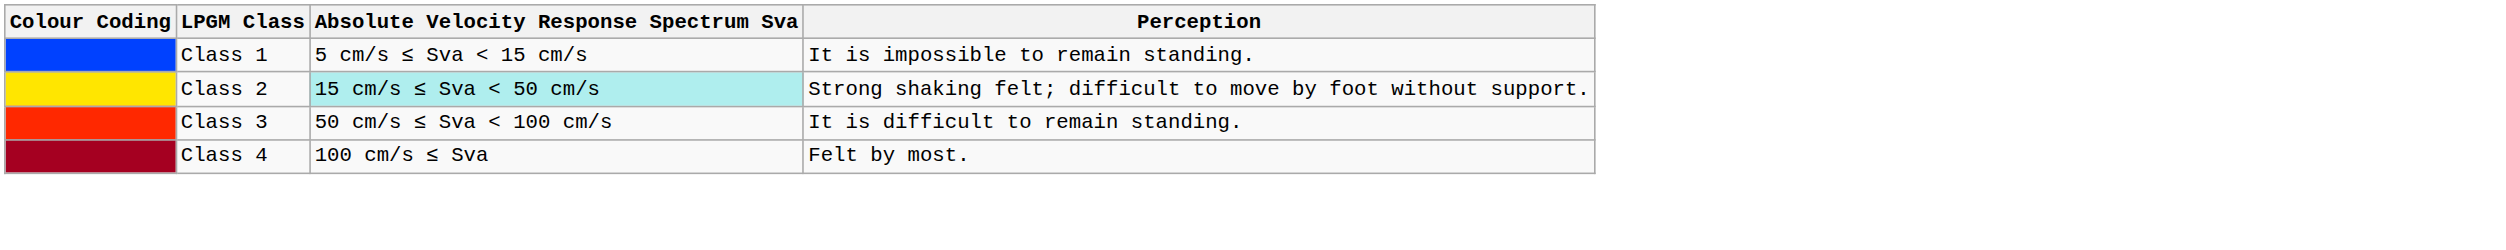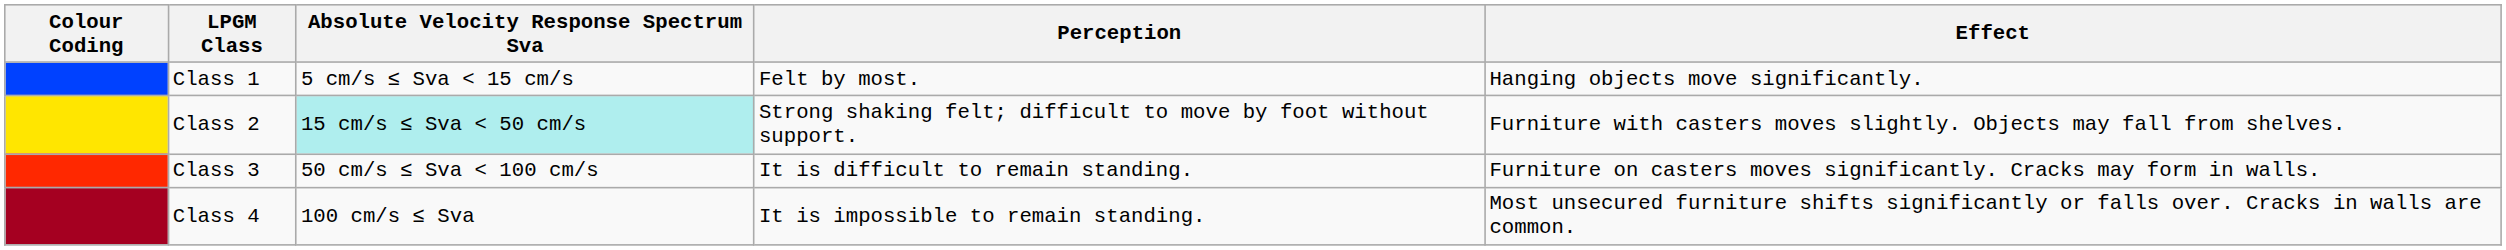+ column: (1993, 34)
(1032, 55) It is impossible to remain standing. -> (840, 79) Felt by most.
(889, 156) Felt by most. -> (982, 216) It is impossible to remain standing.
